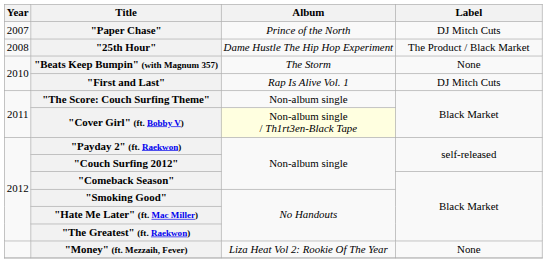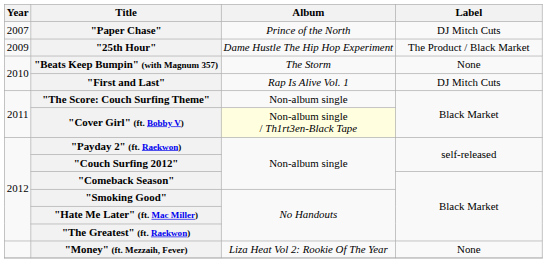(18, 47) 2008 -> (18, 47) 2009
